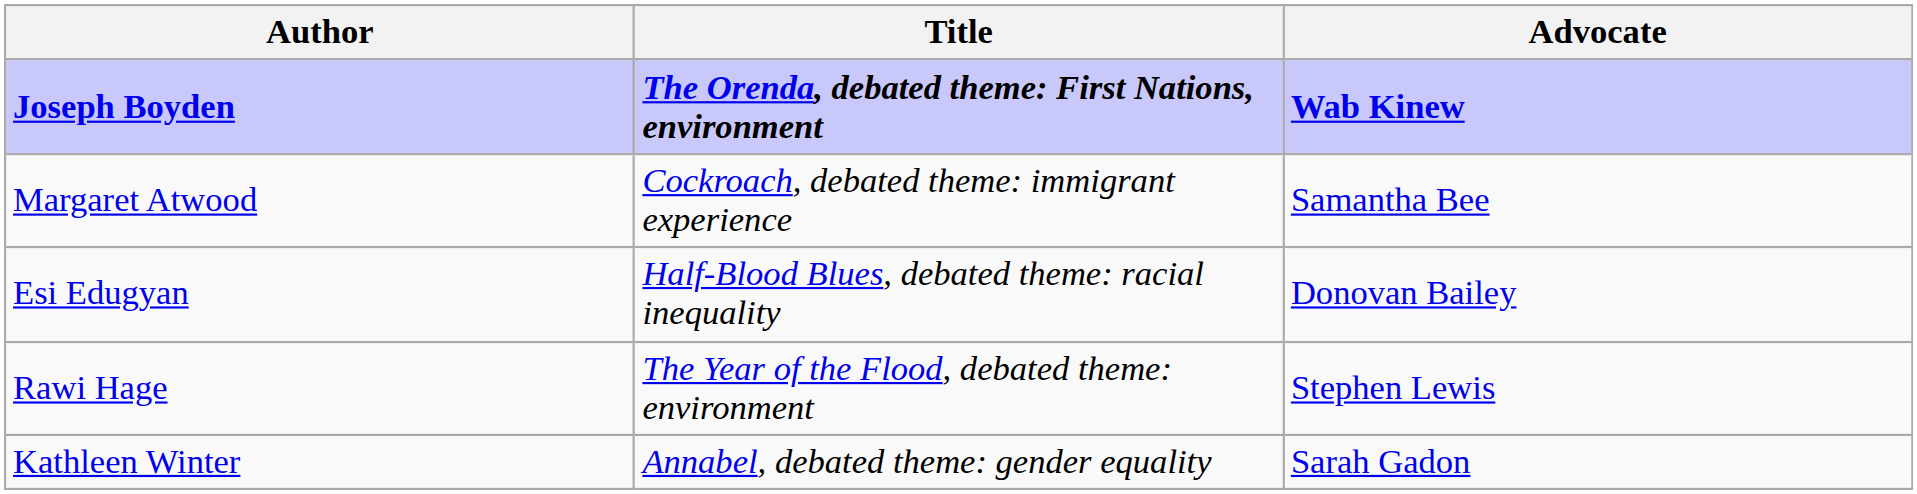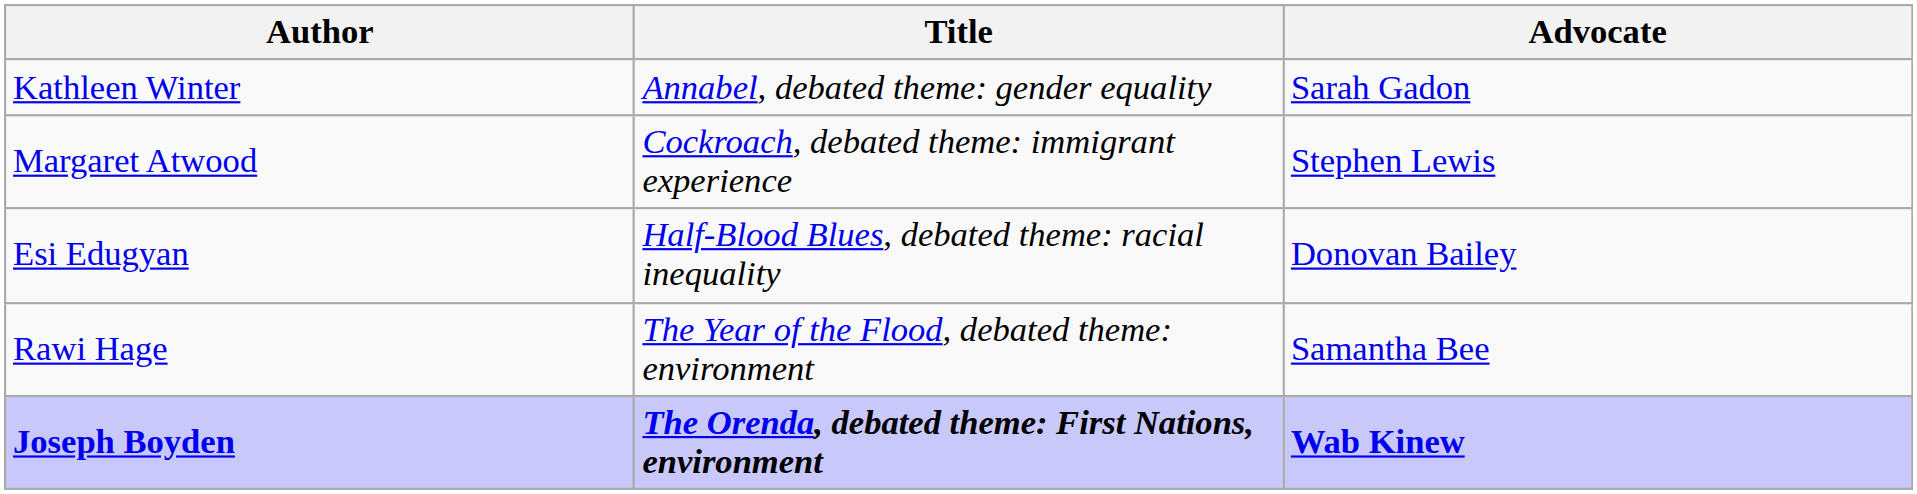rows swapped: (124, 106) <-> (127, 461)
(1390, 199) Samantha Bee -> (1393, 160) Stephen Lewis
(1393, 387) Stephen Lewis -> (1390, 348) Samantha Bee
